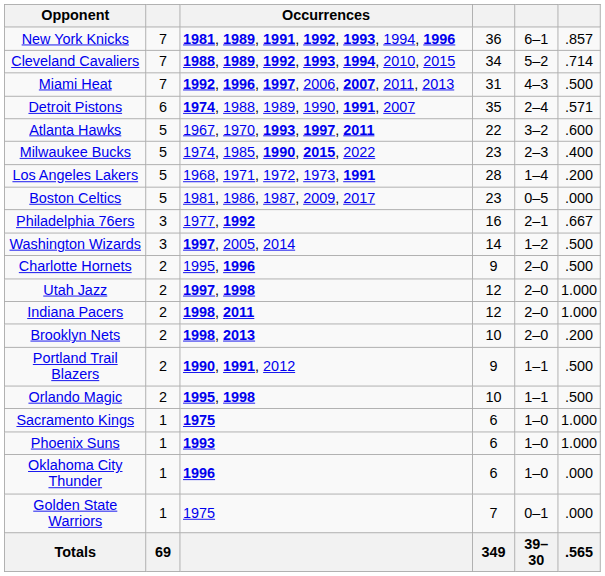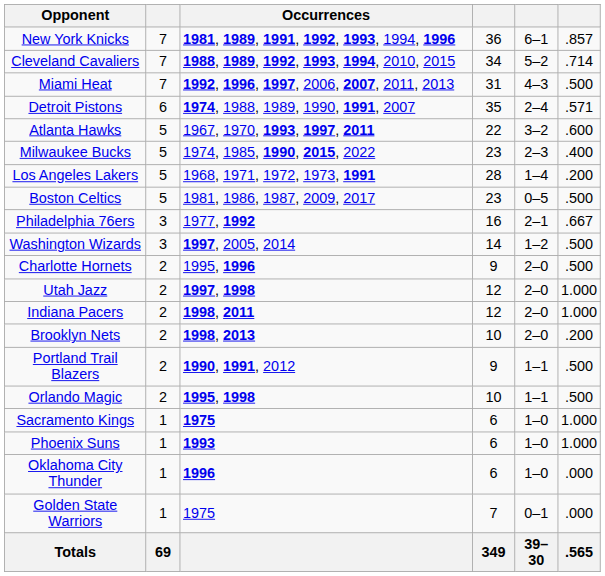(579, 198) .000 -> (579, 198) .500
